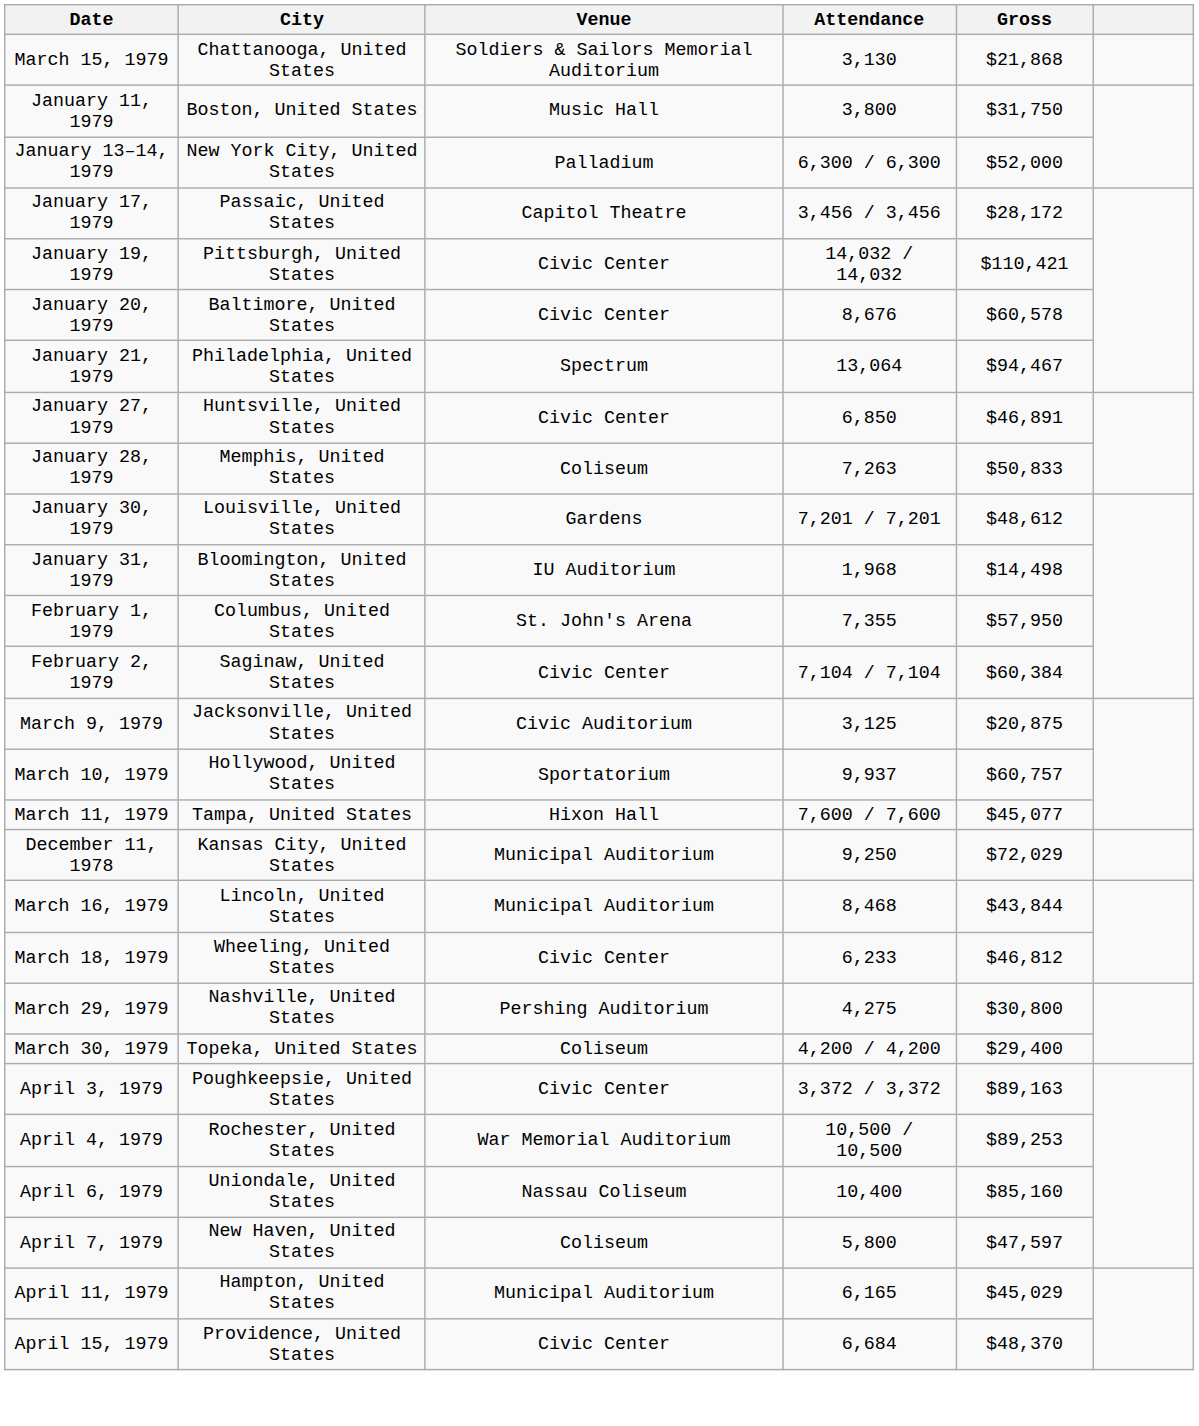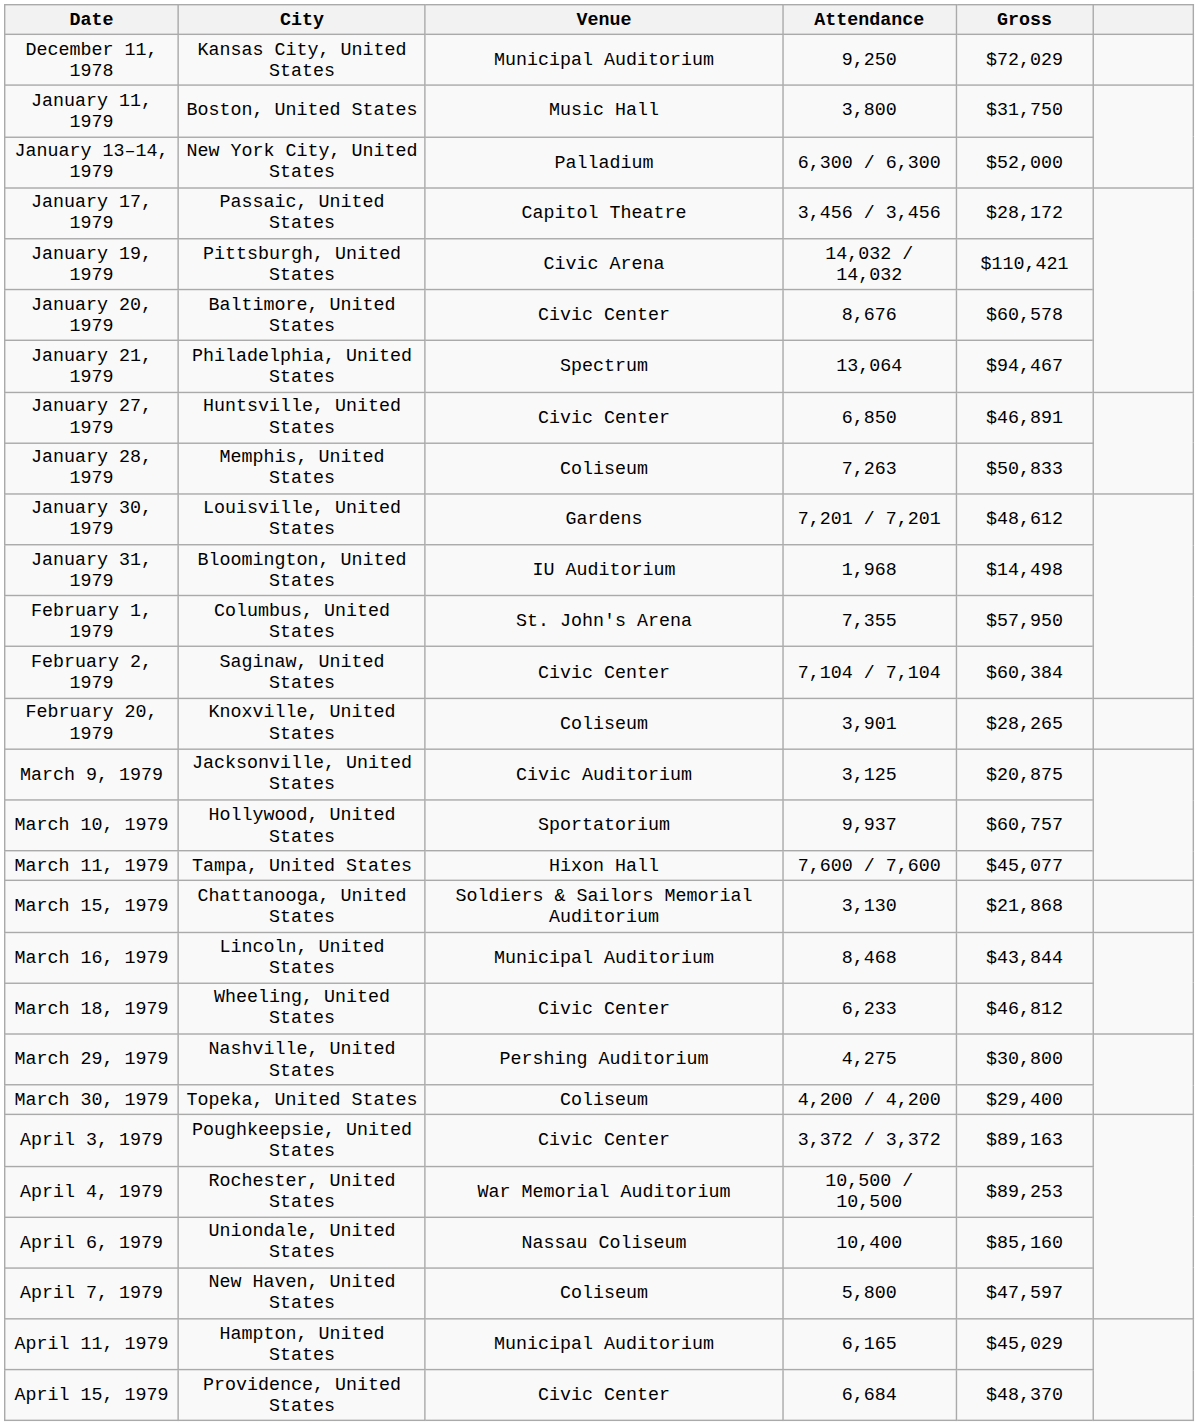rows swapped: (92, 855) <-> (92, 60)
(604, 264) Civic Center -> (604, 264) Civic Arena
+ row: (92, 723)
